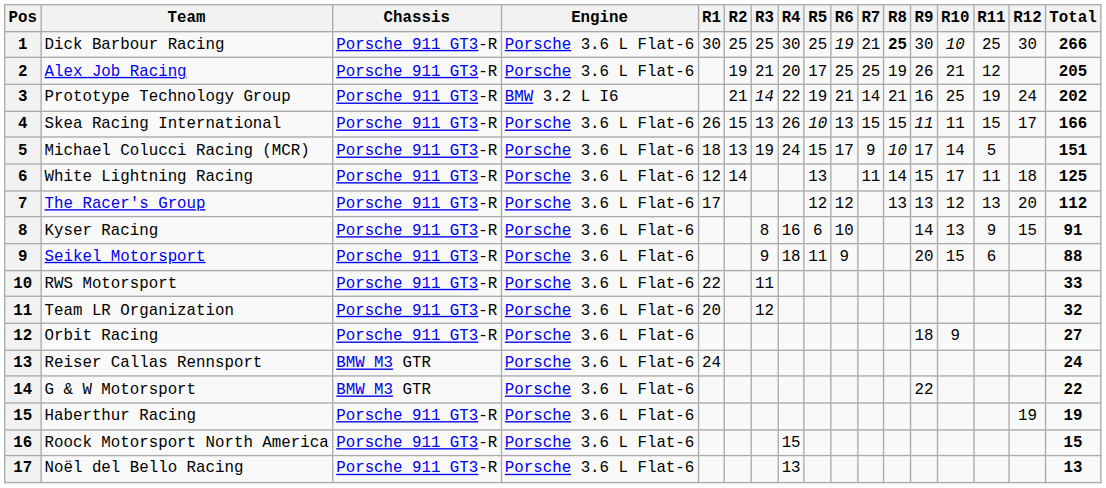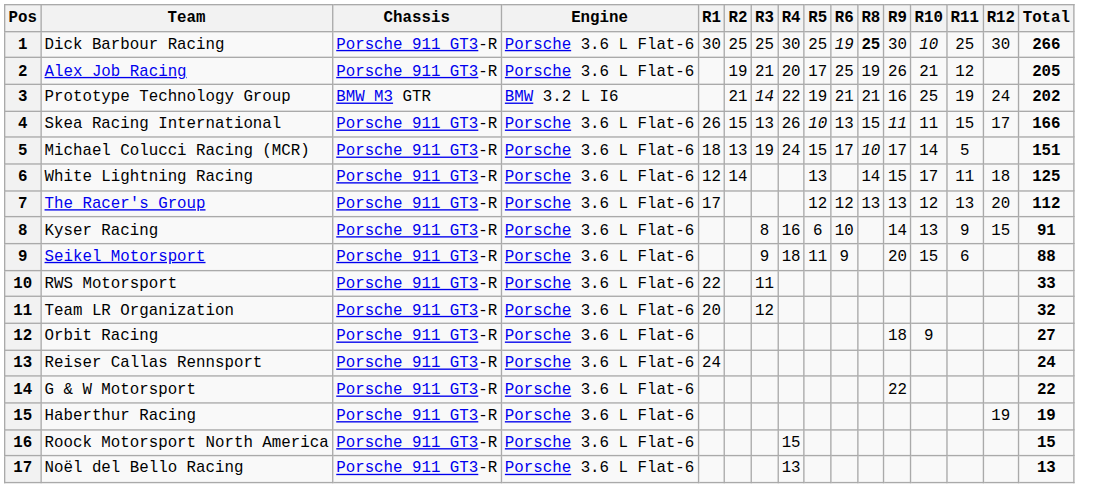- column: (871, 18)
(417, 97) Porsche 911 GT3-R -> (384, 97) BMW M3 GTR
(384, 363) BMW M3 GTR -> (417, 363) Porsche 911 GT3-R
(384, 389) BMW M3 GTR -> (417, 389) Porsche 911 GT3-R
